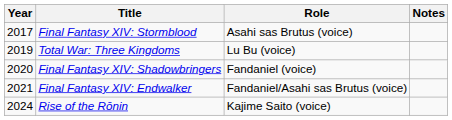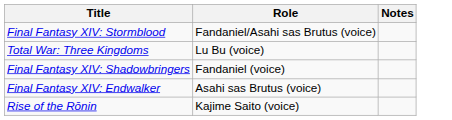- column: (20, 13)
(290, 32) Asahi sas Brutus (voice) -> (286, 32) Fandaniel/Asahi sas Brutus (voice)
(317, 87) Fandaniel/Asahi sas Brutus (voice) -> (258, 87) Asahi sas Brutus (voice)
